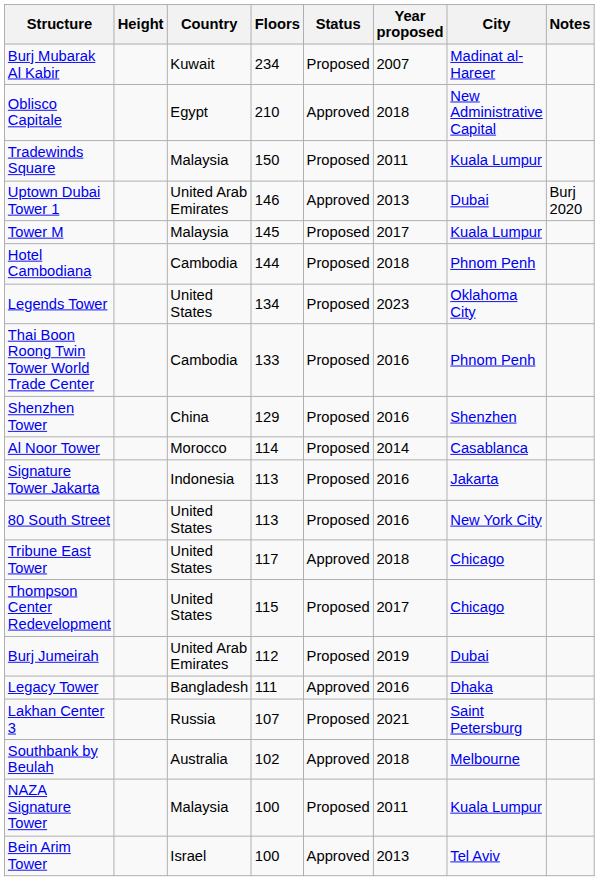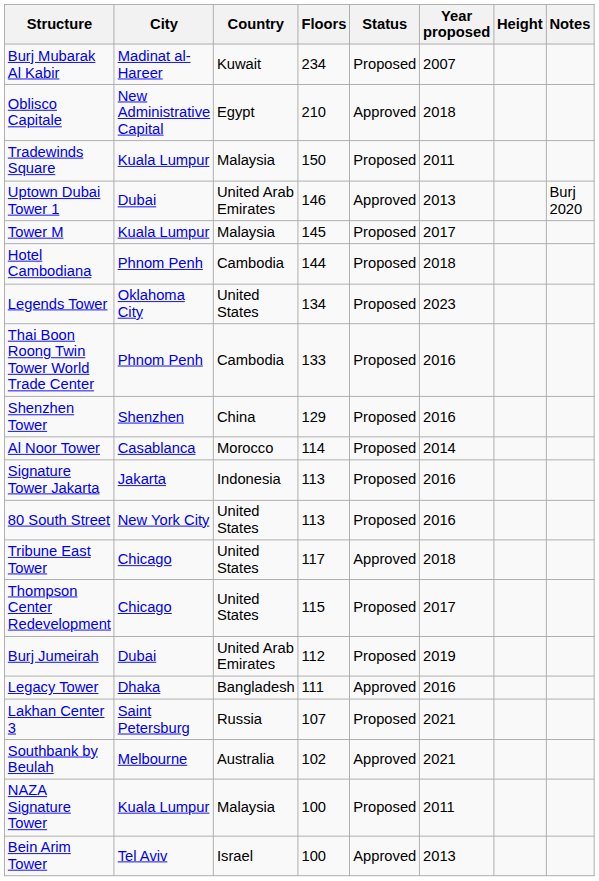columns swapped: (496, 24) <-> (141, 24)
(393, 759) 2018 -> (439, 759) 2021
